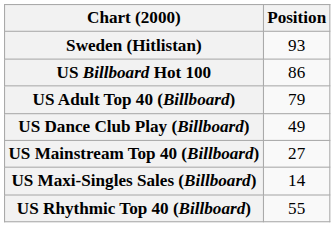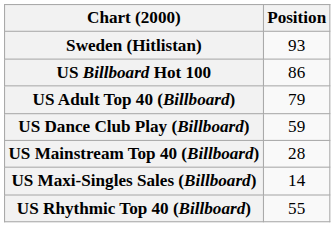(297, 126) 49 -> (297, 126) 59
(297, 153) 27 -> (297, 153) 28
